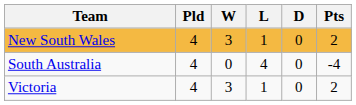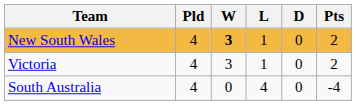(229, 40) normal -> (229, 40) bold
rows swapped: (32, 87) <-> (55, 64)
